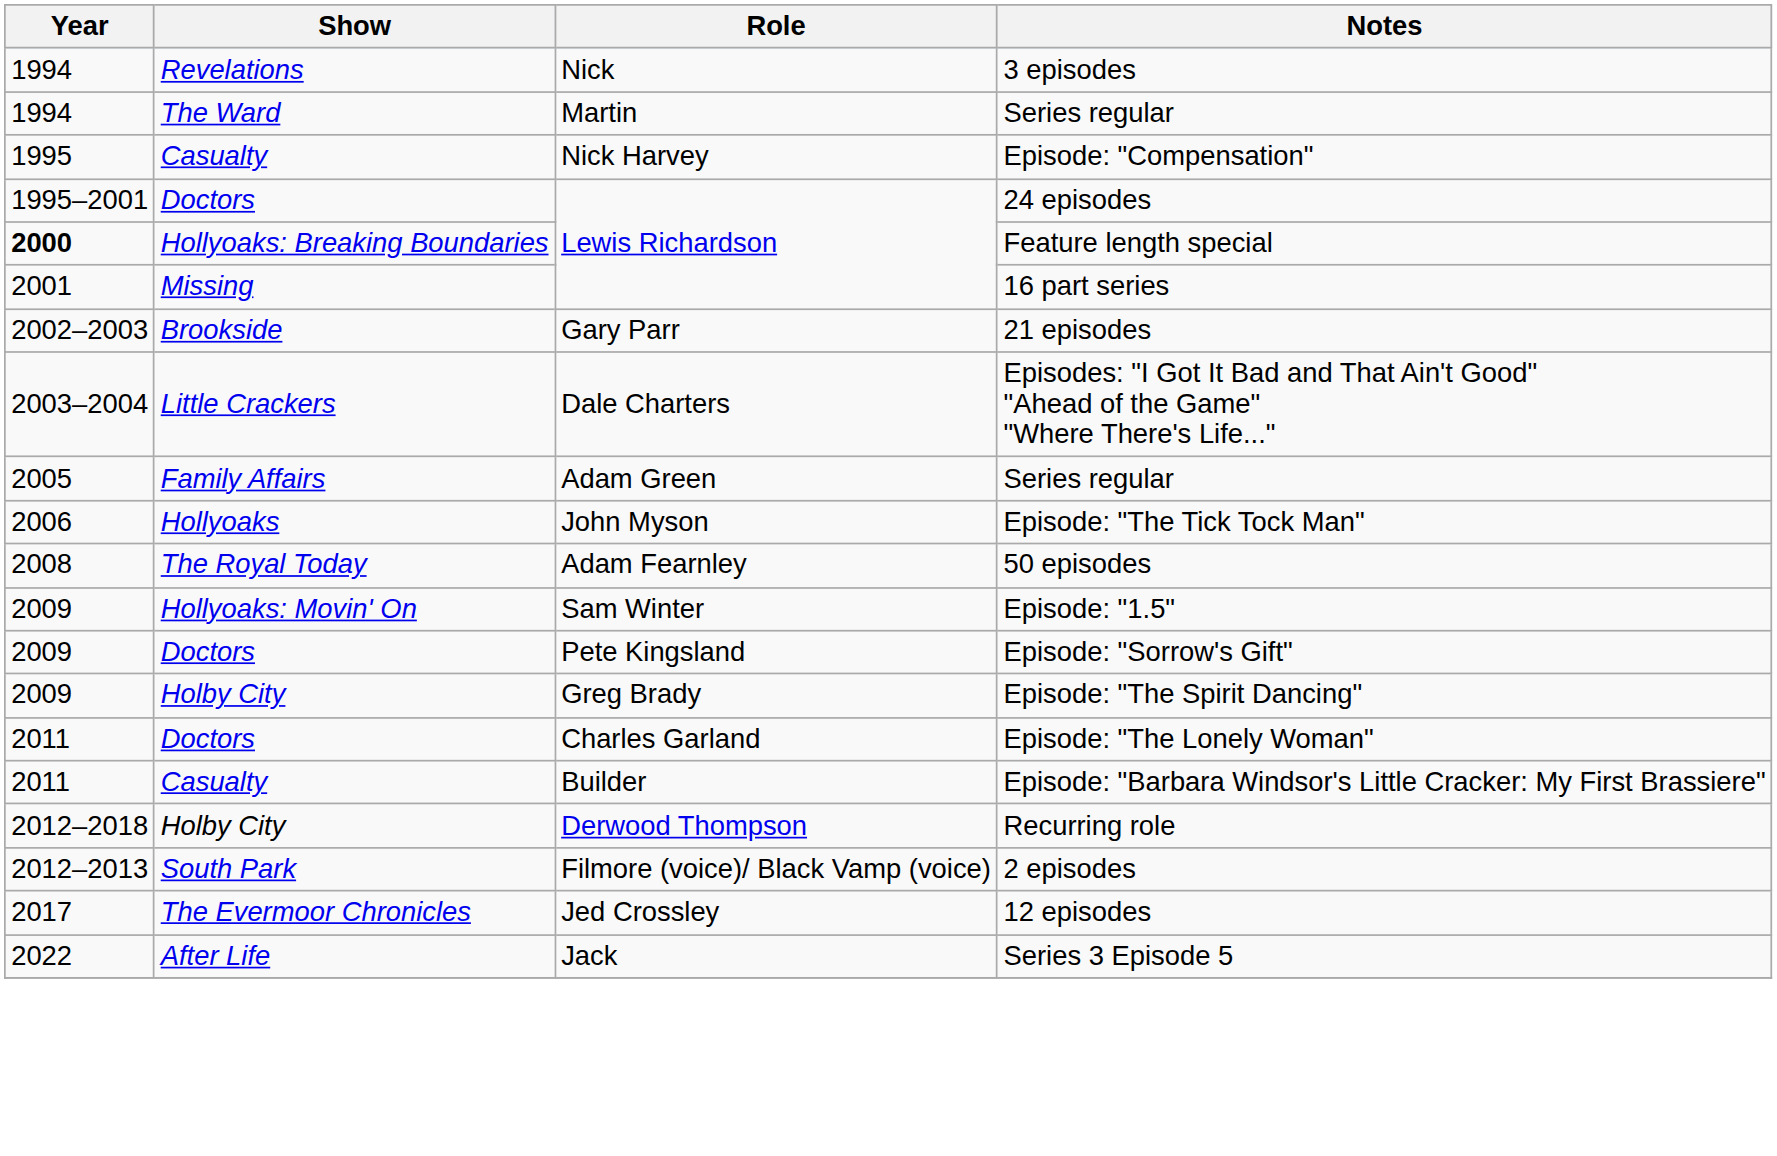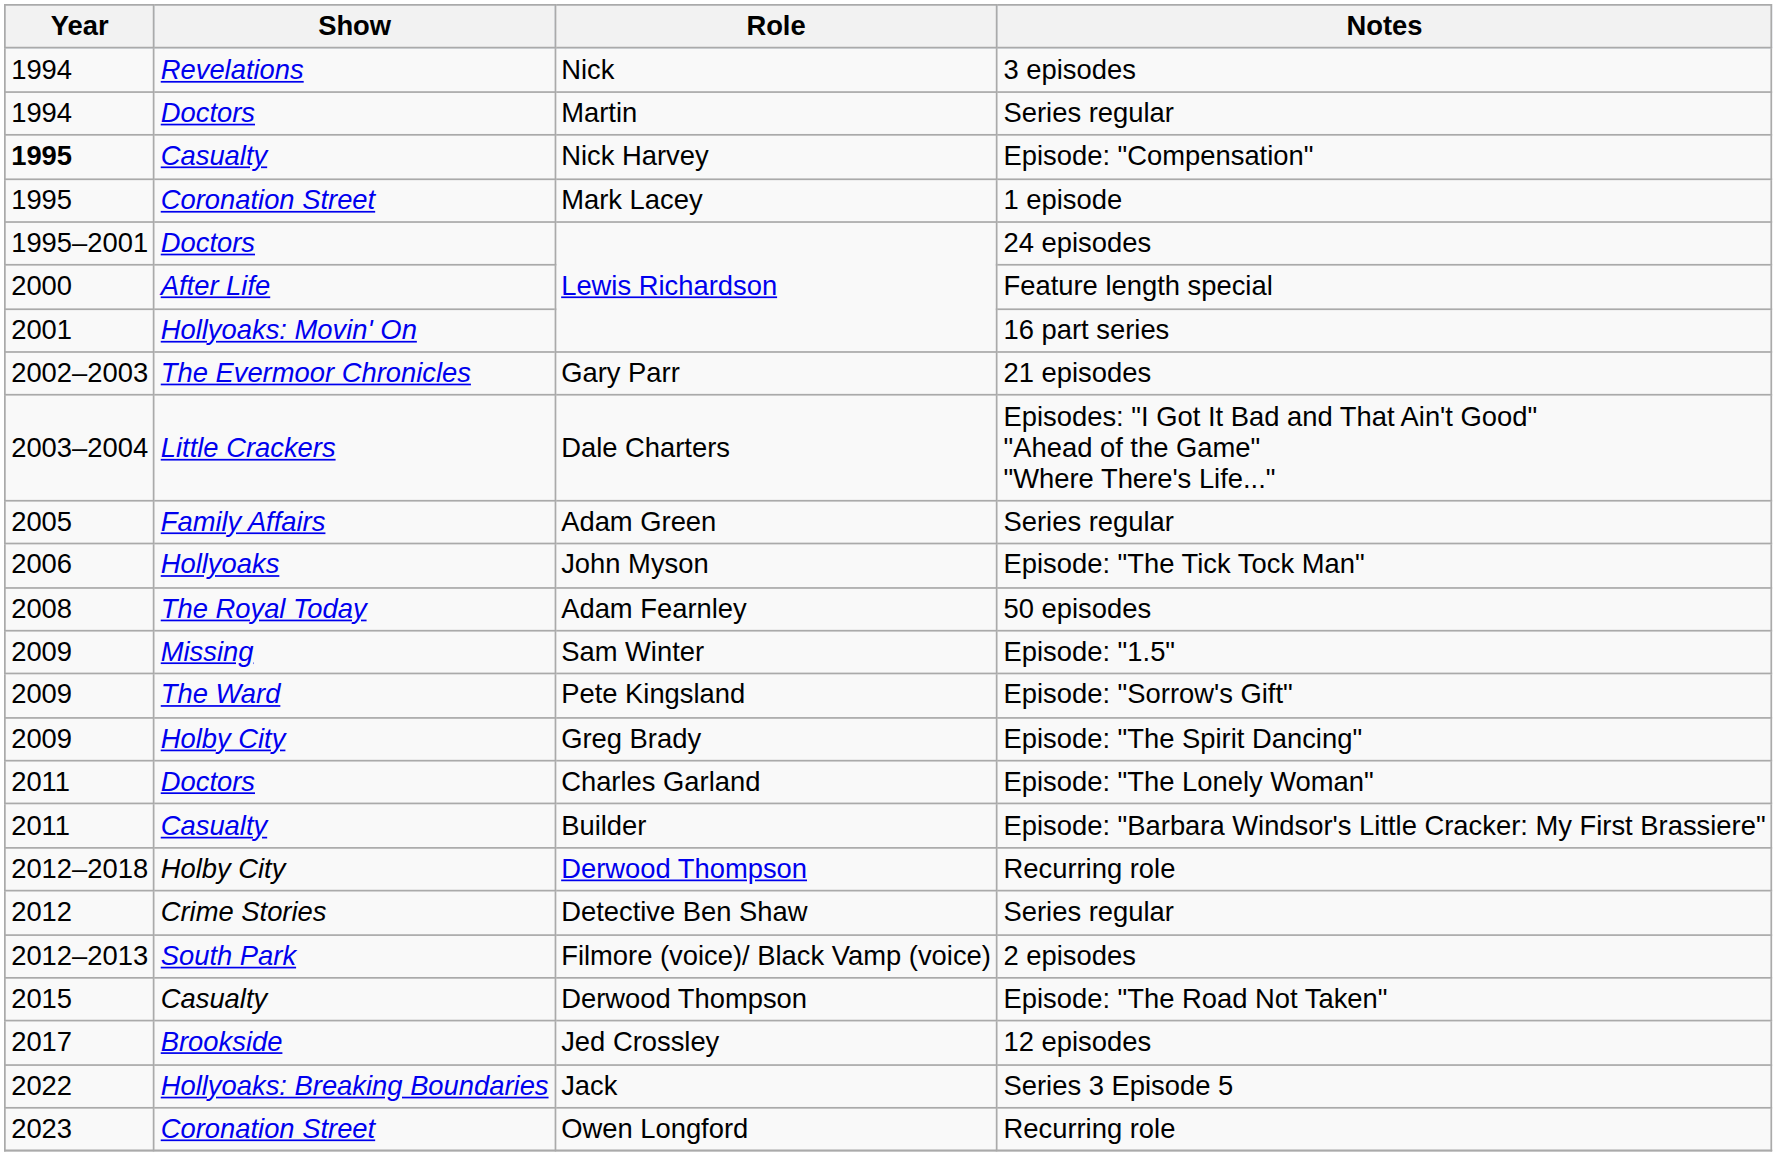(221, 112) The Ward -> (208, 112) Doctors
(42, 156) normal -> (42, 156) bold
+ row: (632, 199)
(42, 243) bold -> (42, 286) normal
(355, 243) Hollyoaks: Breaking Boundaries -> (215, 286) After Life
(207, 286) Missing -> (289, 329) Hollyoaks: Movin' On
(222, 329) Brookside -> (316, 373) The Evermoor Chronicles
(289, 608) Hollyoaks: Movin' On -> (207, 651) Missing
(208, 651) Doctors -> (221, 695) The Ward
+ row: (684, 912)
+ row: (684, 998)
(316, 912) The Evermoor Chronicles -> (222, 1042) Brookside
(215, 955) After Life -> (355, 1085) Hollyoaks: Breaking Boundaries
+ row: (655, 1129)
